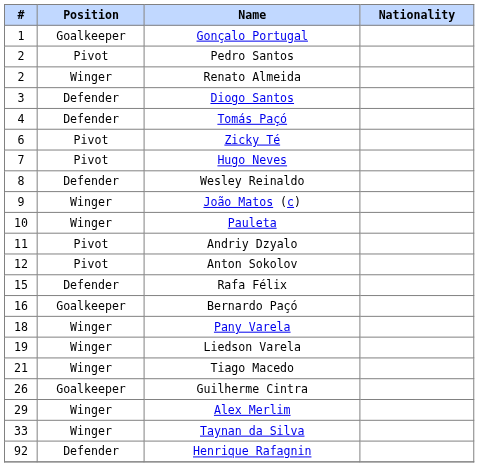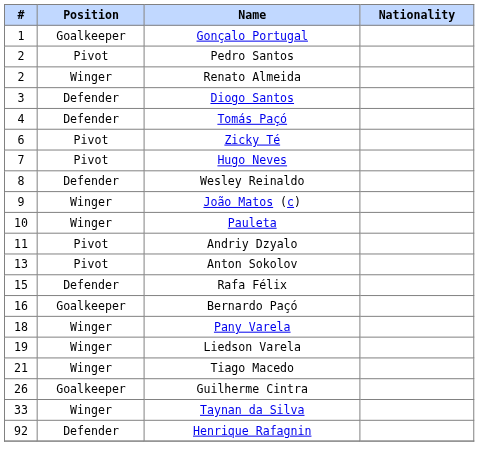(21, 264) 12 -> (21, 264) 13
- row: (252, 410)
